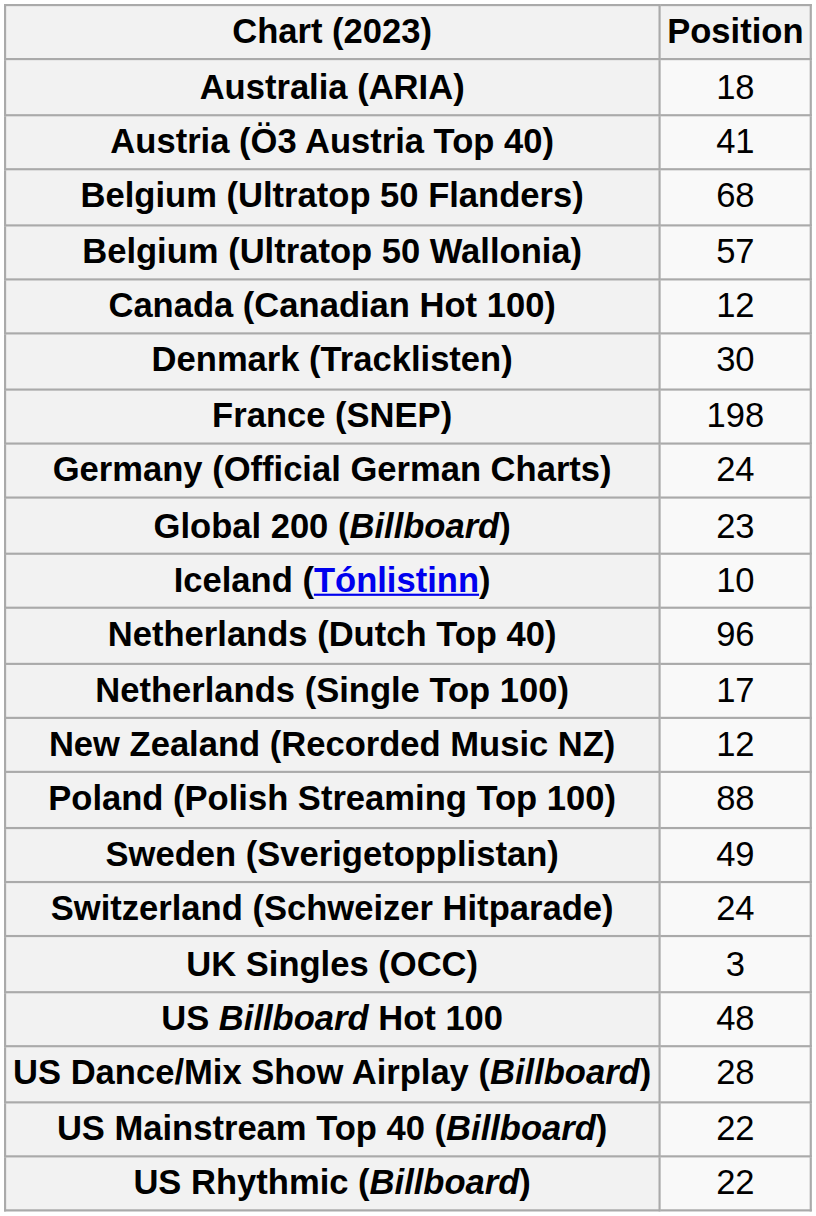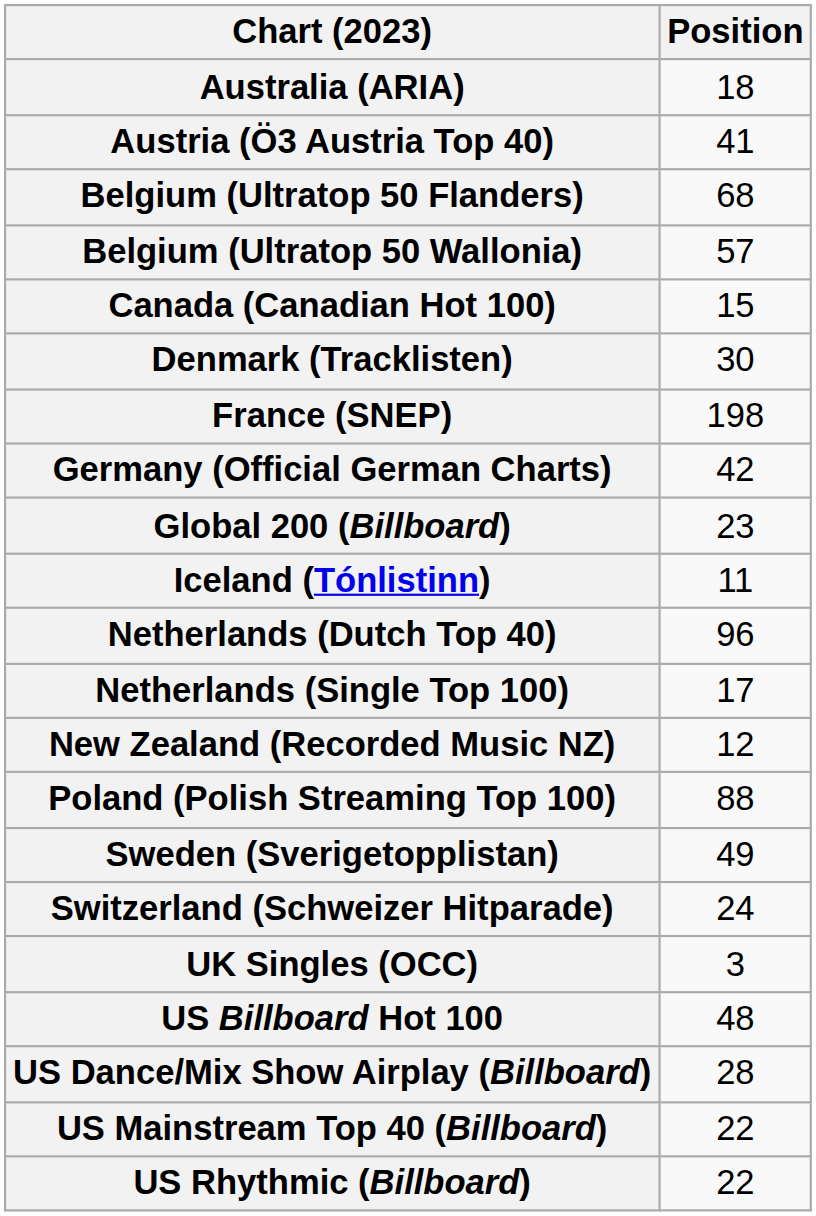(735, 305) 12 -> (735, 305) 15
(735, 470) 24 -> (735, 470) 42
(735, 580) 10 -> (735, 580) 11
